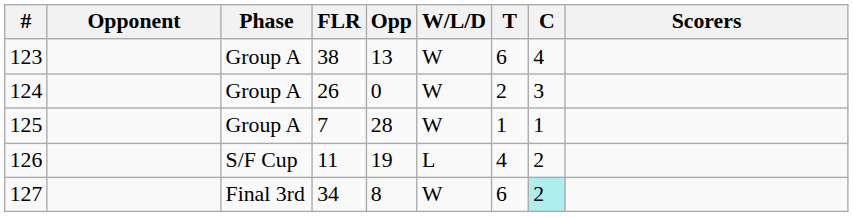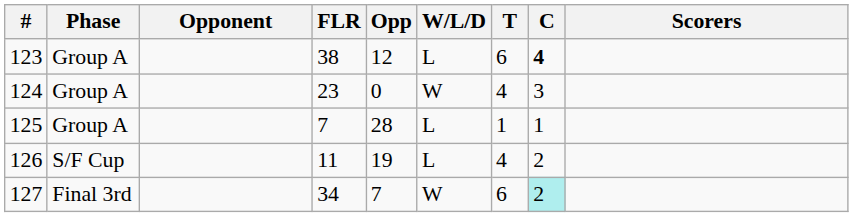columns swapped: (134, 21) <-> (266, 21)
(382, 56) 13 -> (382, 56) 12
(432, 56) W -> (429, 56) L
(539, 56) normal -> (539, 56) bold
(328, 90) 26 -> (328, 90) 23
(502, 90) 2 -> (502, 90) 4
(432, 125) W -> (429, 125) L
(376, 194) 8 -> (376, 194) 7
